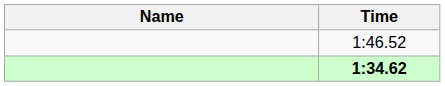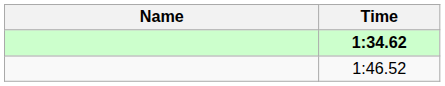rows swapped: (379, 68) <-> (379, 42)
